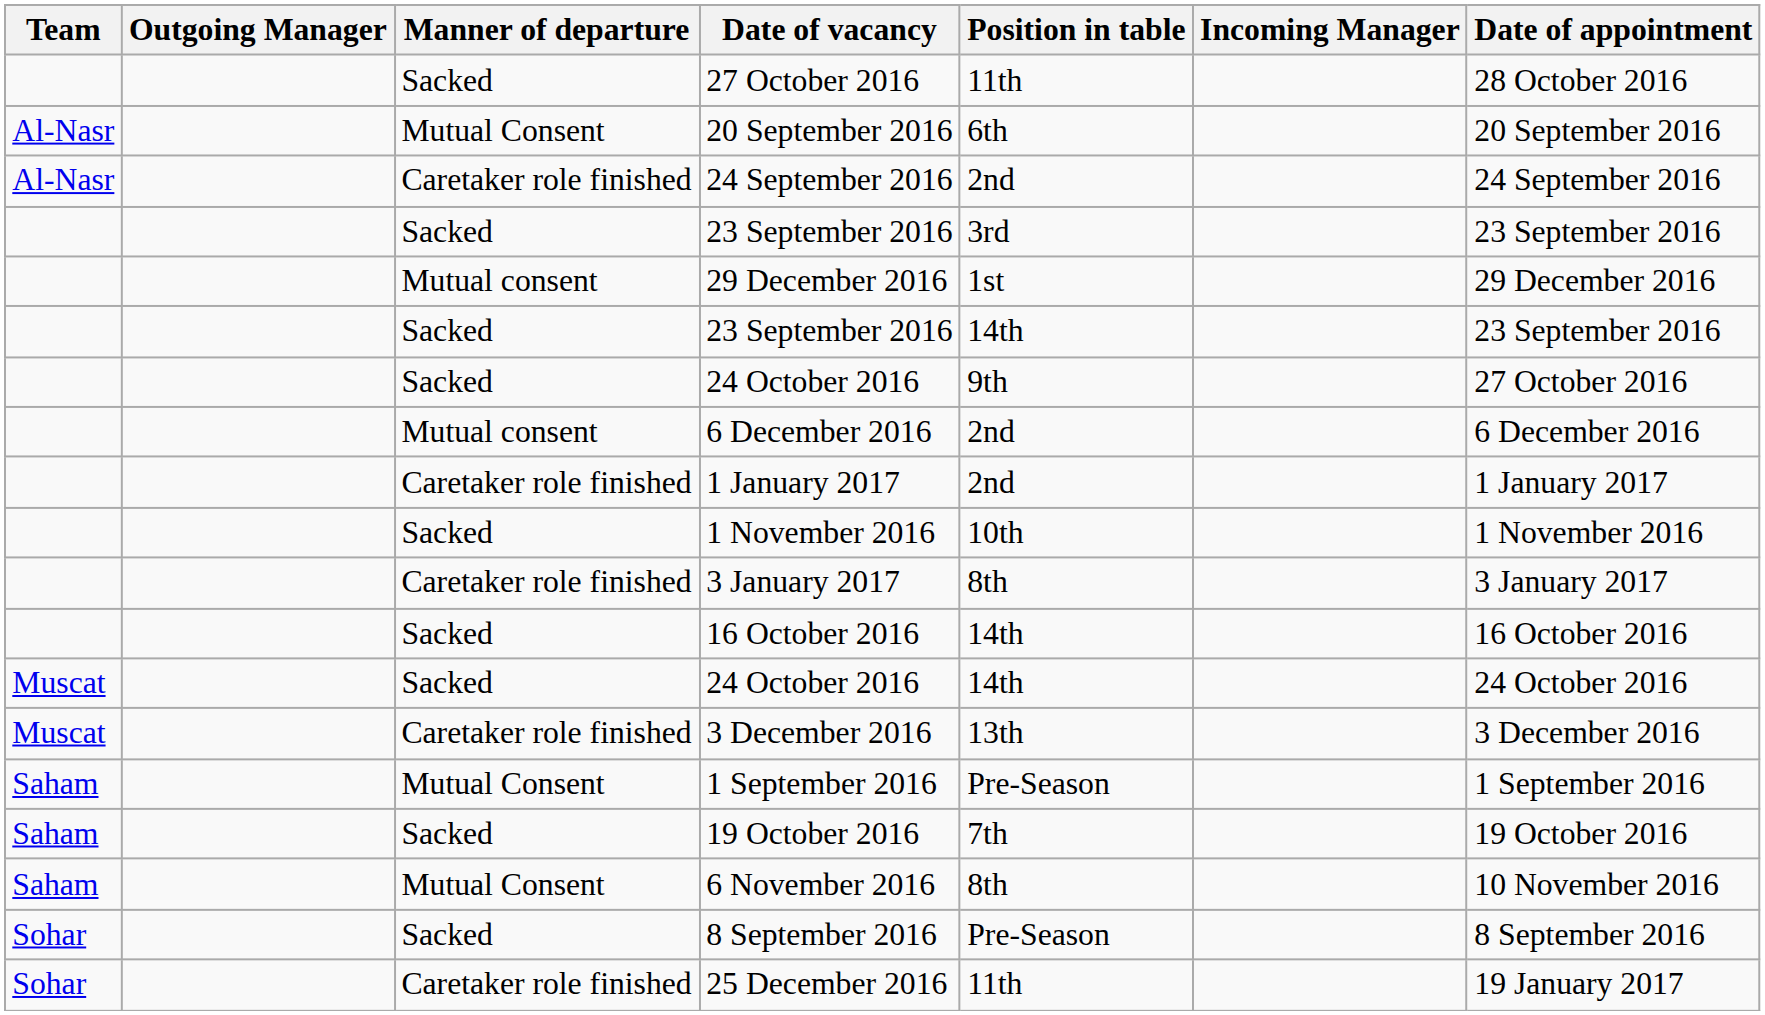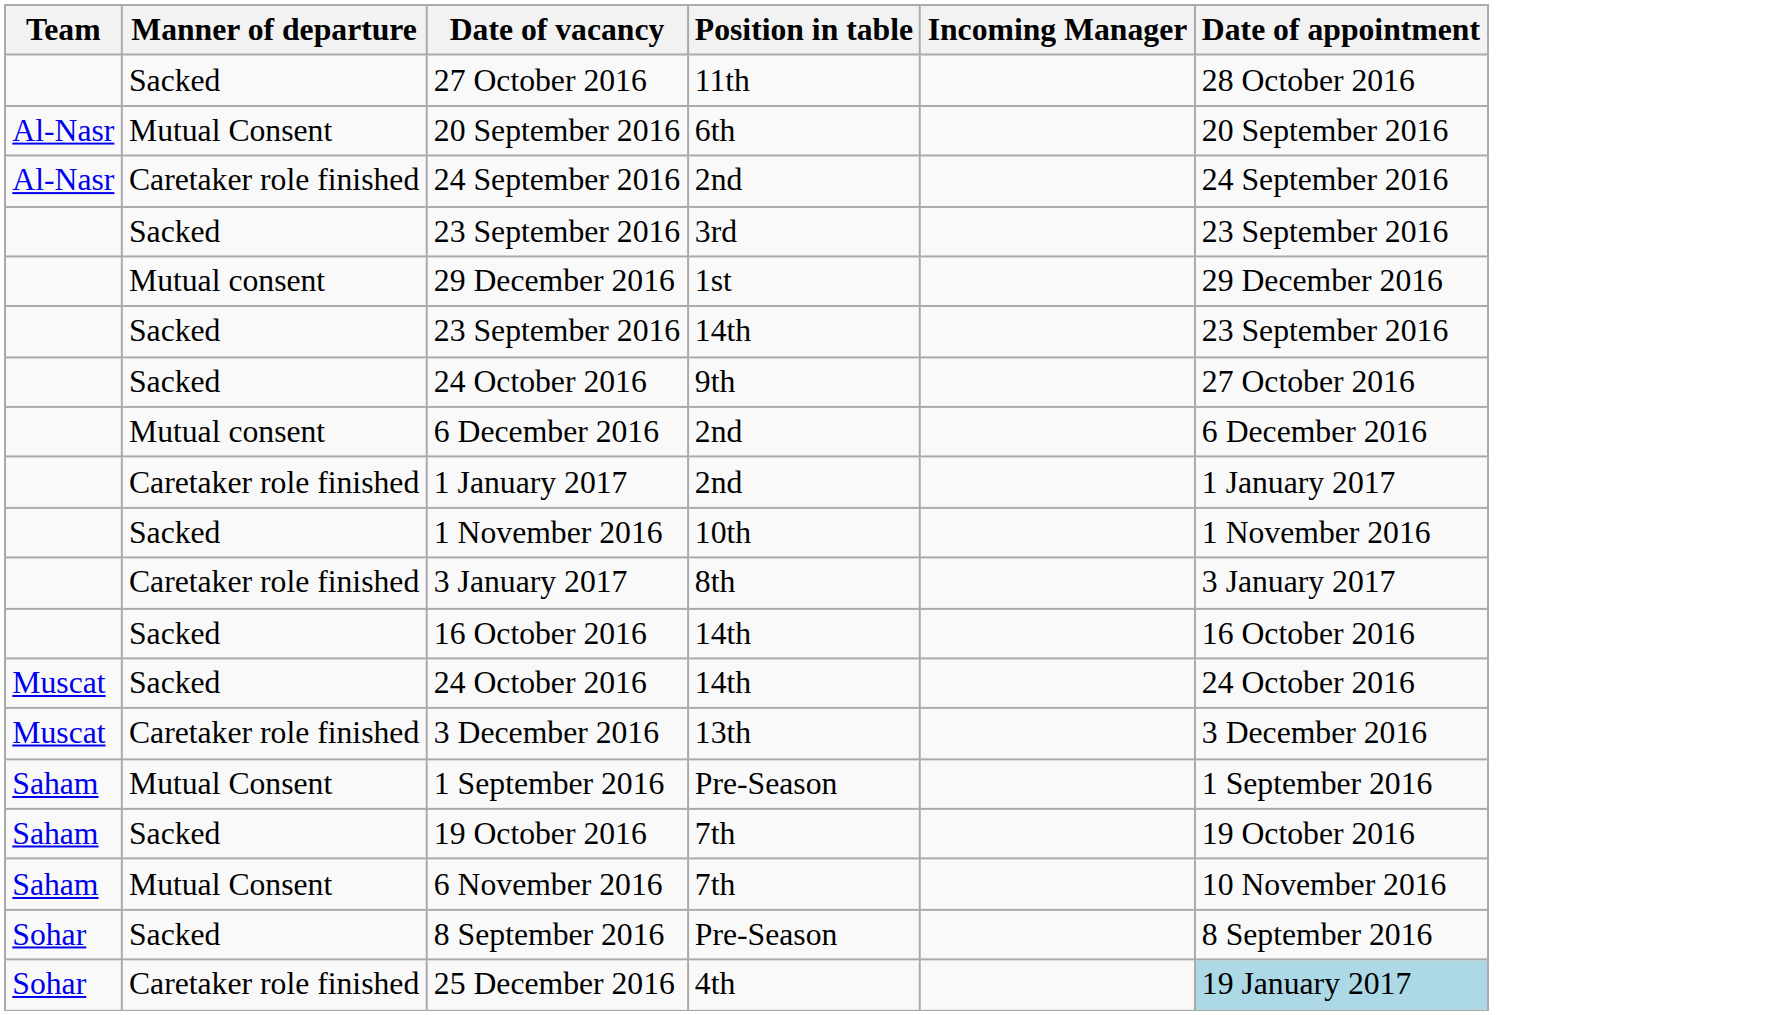- column: (258, 29)
(987, 883) 8th -> (715, 883) 7th
(995, 984) 11th -> (715, 984) 4th
(1579, 984) no background -> (1307, 984) lightblue background
